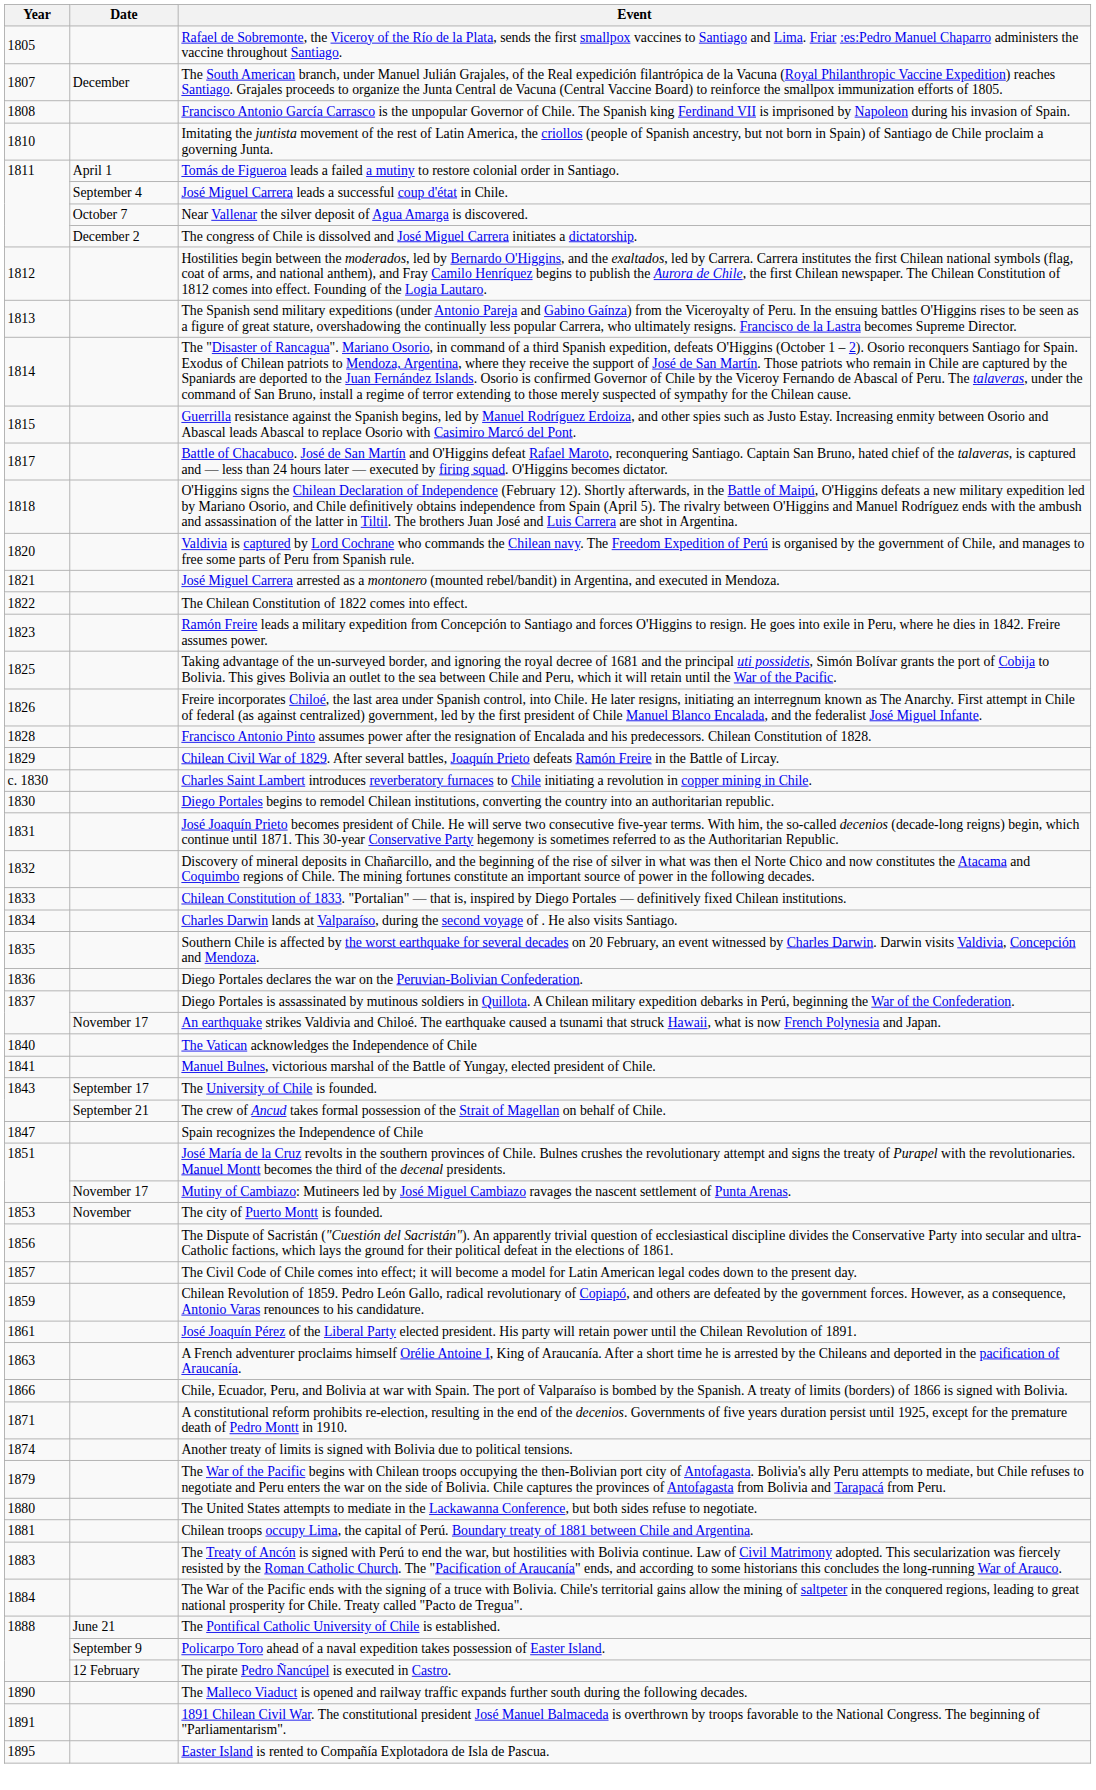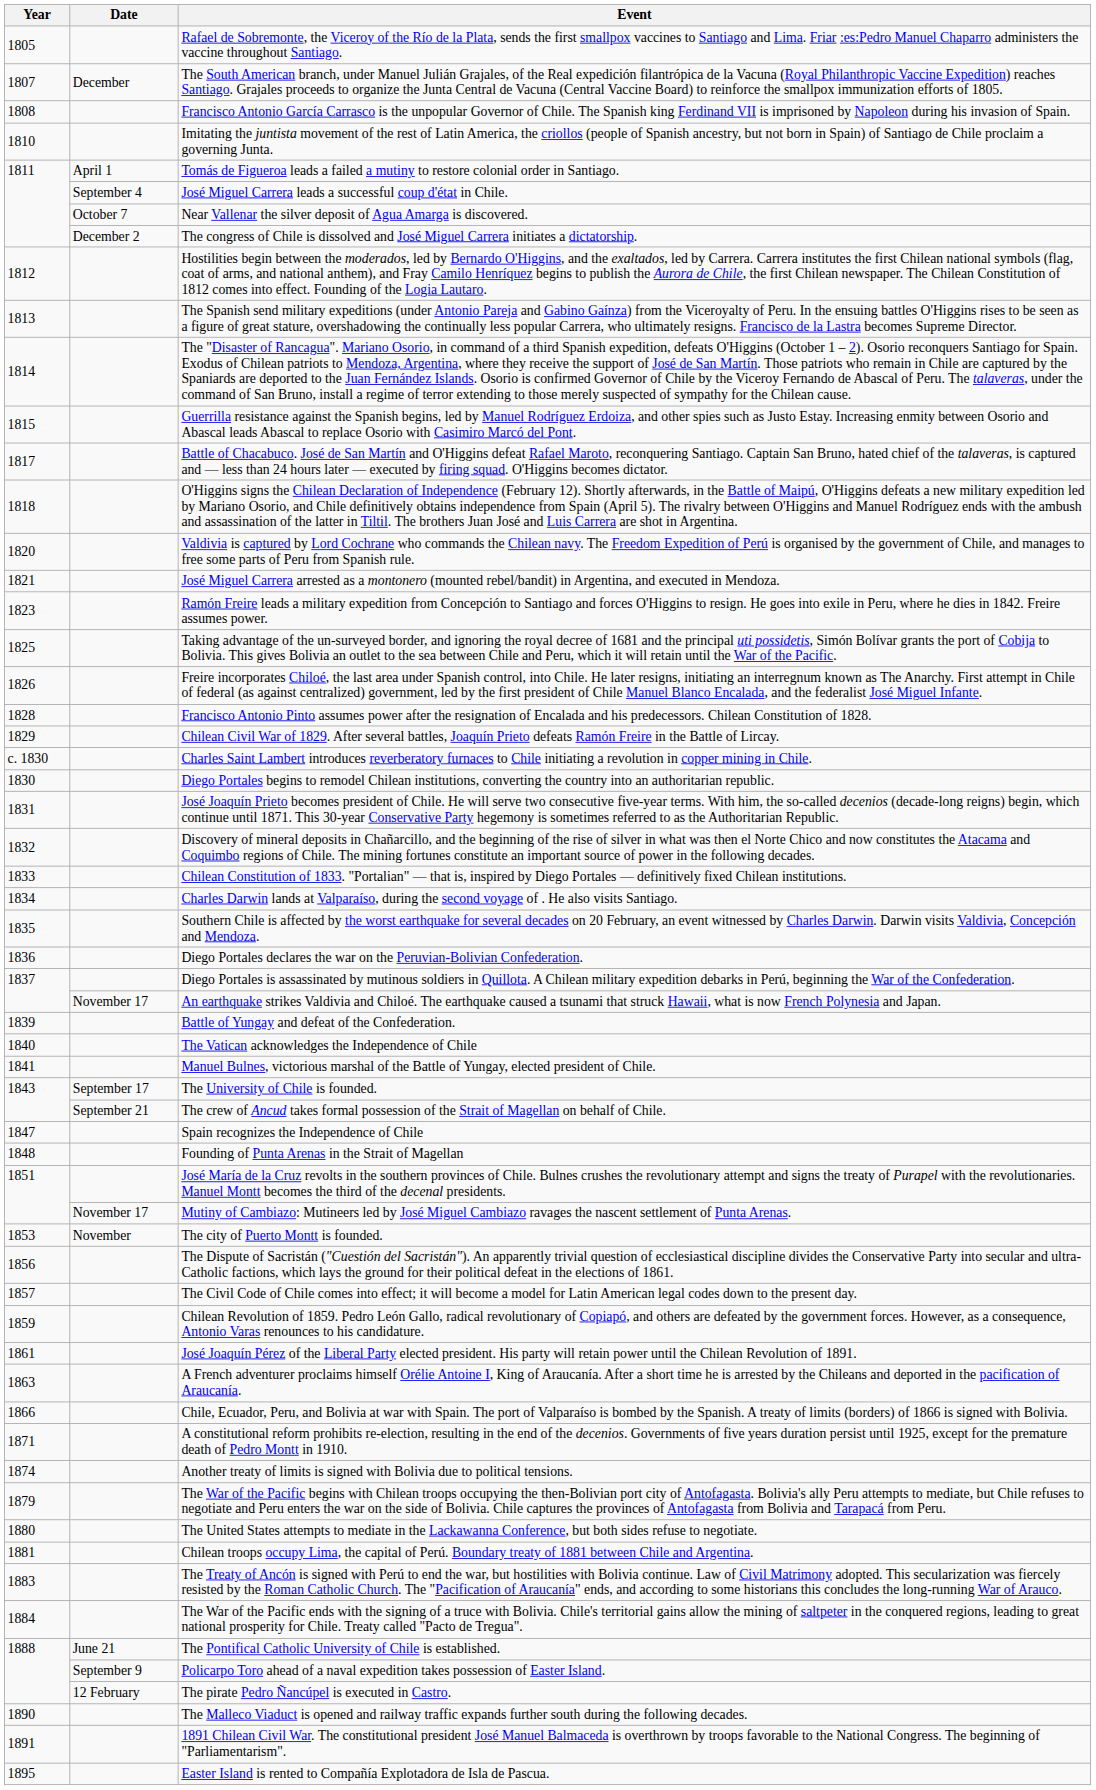- row: (325, 603)
+ row: (318, 1023)
+ row: (322, 1154)
